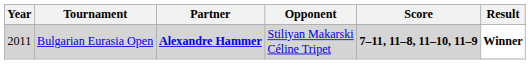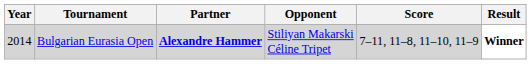(19, 41) 2011 -> (19, 41) 2014
(419, 41) bold -> (419, 41) normal
